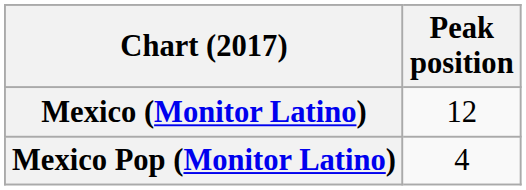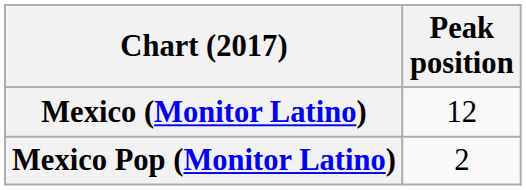(462, 160) 4 -> (462, 160) 2
